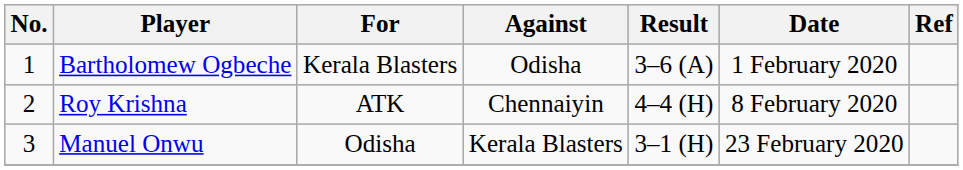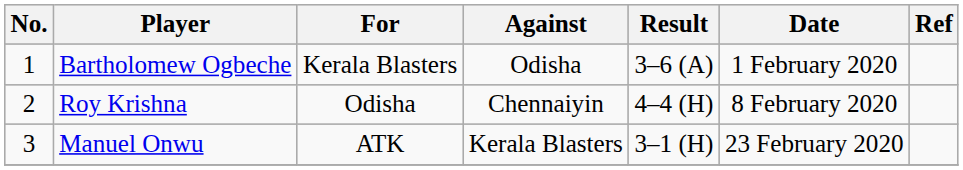(380, 104) ATK -> (380, 104) Odisha
(380, 143) Odisha -> (380, 143) ATK
